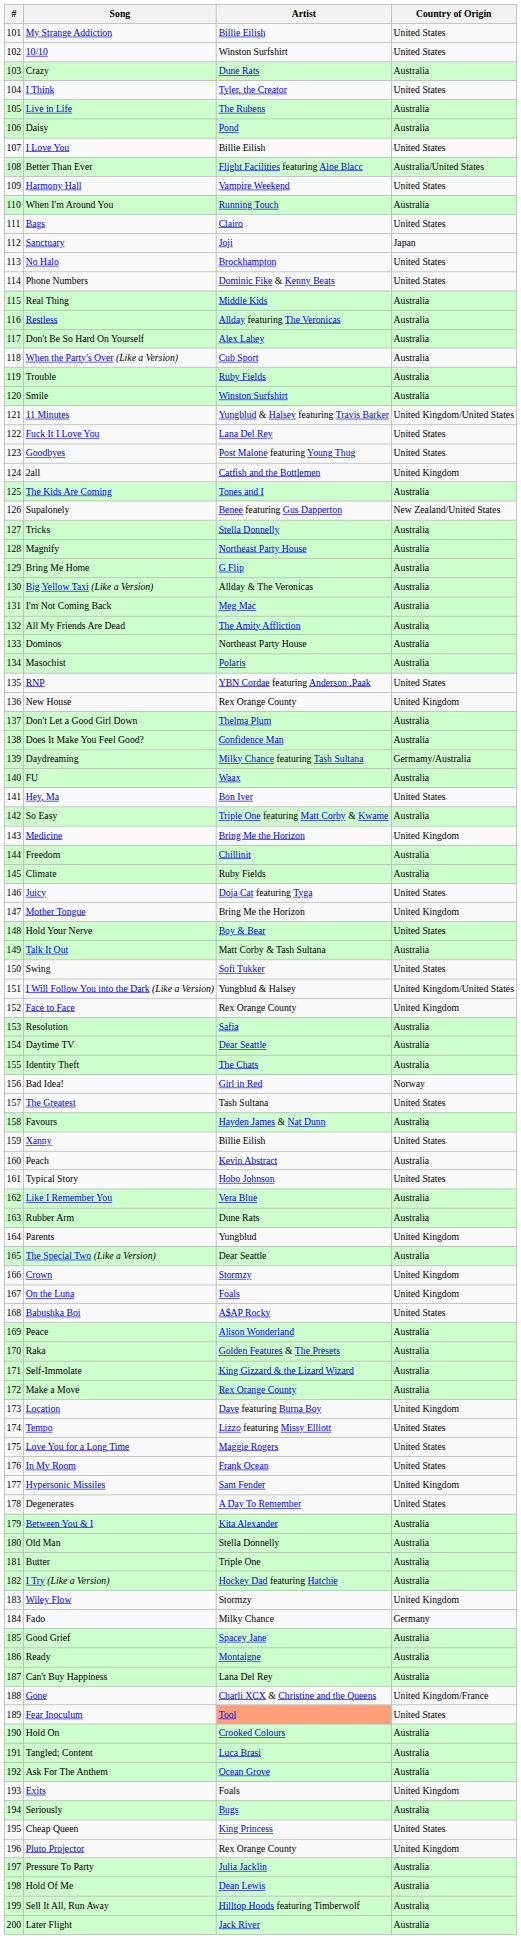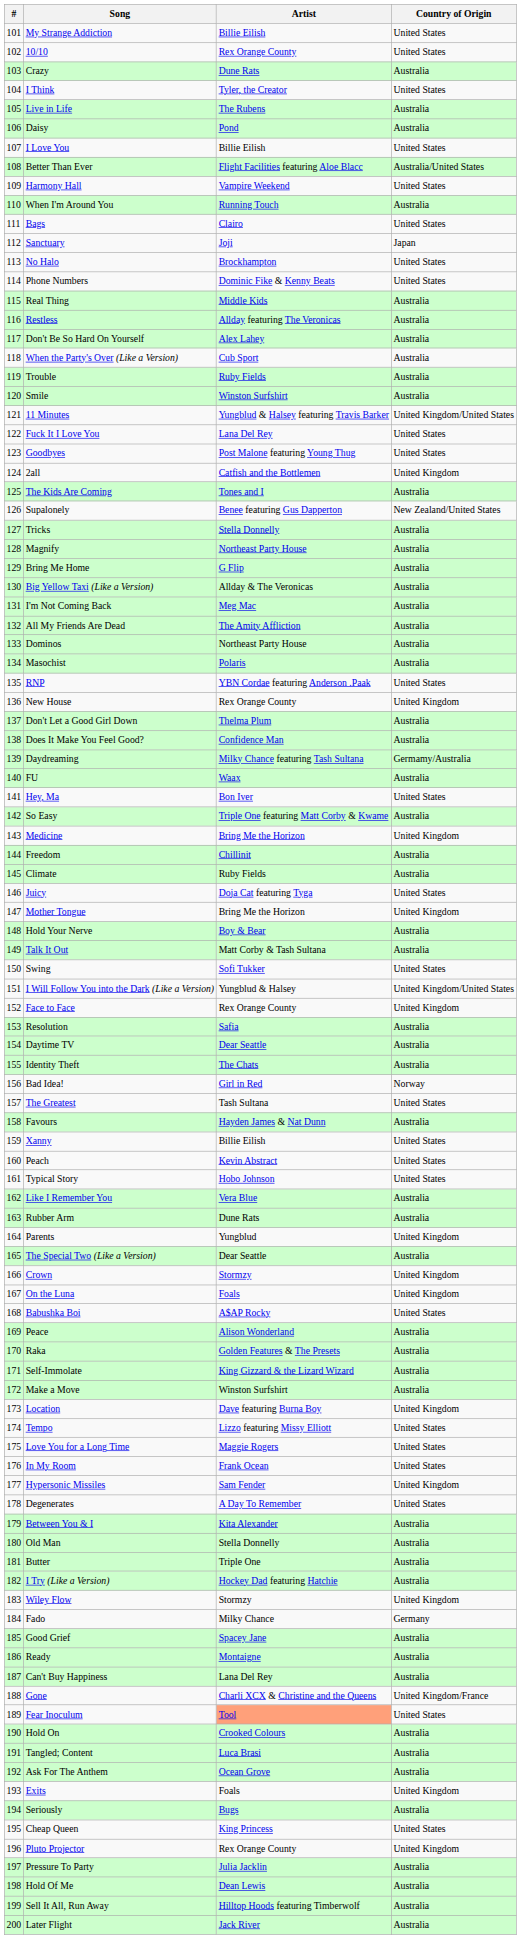(253, 52) Winston Surfshirt -> (258, 52) Rex Orange County
(420, 931) United States -> (411, 931) Australia
(411, 1160) Australia -> (420, 1160) United States
(258, 1389) Rex Orange County -> (253, 1389) Winston Surfshirt
